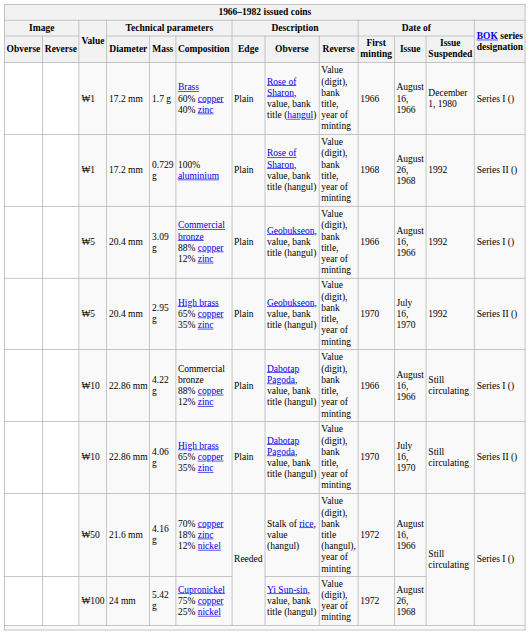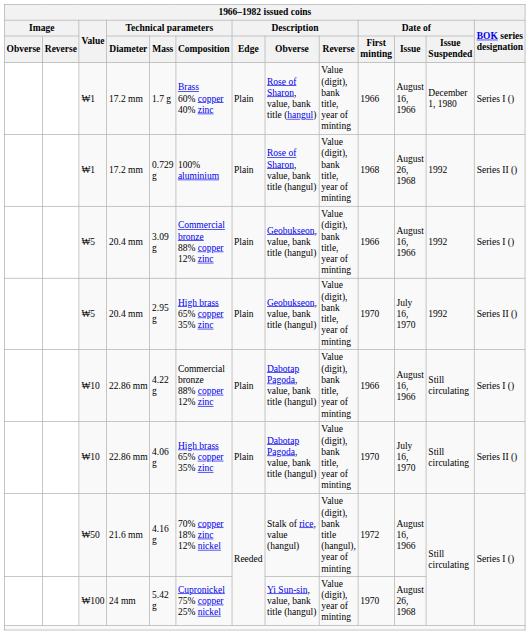(370, 601) 1972 -> (370, 601) 1970
